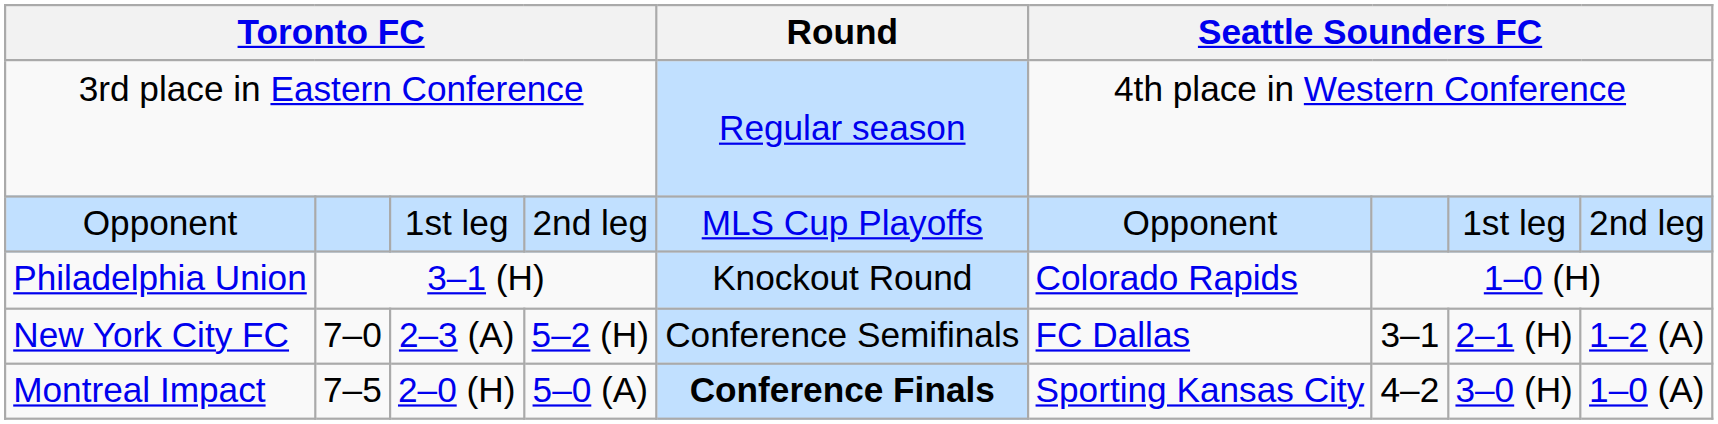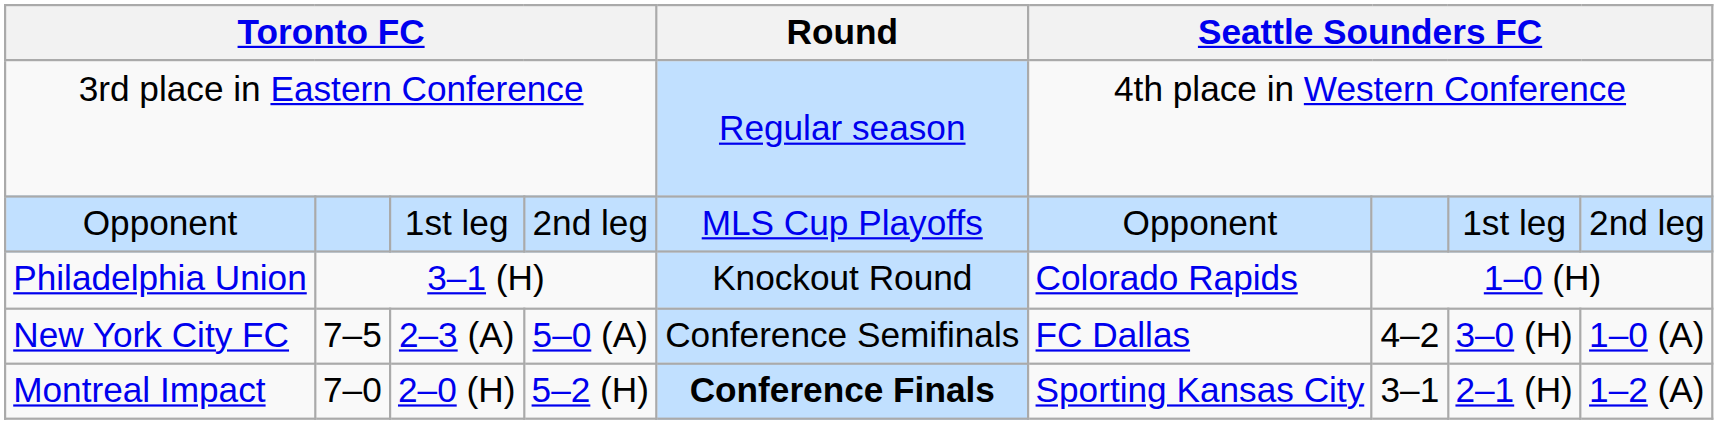(352, 334) 7–0 -> (352, 334) 7–5
(590, 334) 5–2 (H) -> (590, 334) 5–0 (A)
(1410, 334) 3–1 -> (1410, 334) 4–2
(1514, 334) 2–1 (H) -> (1514, 334) 3–0 (H)
(1647, 334) 1–2 (A) -> (1647, 334) 1–0 (A)
(352, 390) 7–5 -> (352, 390) 7–0
(590, 390) 5–0 (A) -> (590, 390) 5–2 (H)
(1410, 390) 4–2 -> (1410, 390) 3–1
(1514, 390) 3–0 (H) -> (1514, 390) 2–1 (H)
(1647, 390) 1–0 (A) -> (1647, 390) 1–2 (A)
